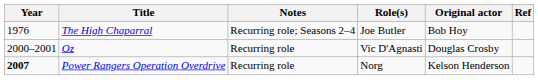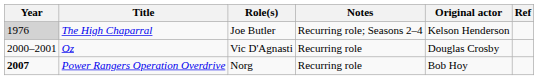columns swapped: (391, 13) <-> (293, 13)
(18, 30) no background -> (18, 30) lightgrey background
(448, 30) Bob Hoy -> (469, 30) Kelson Henderson
(469, 65) Kelson Henderson -> (448, 65) Bob Hoy
